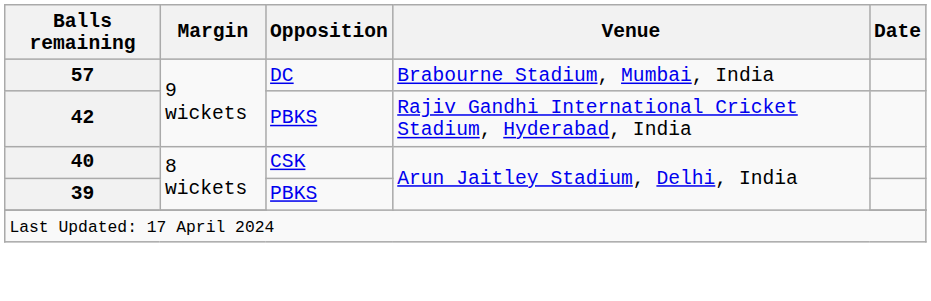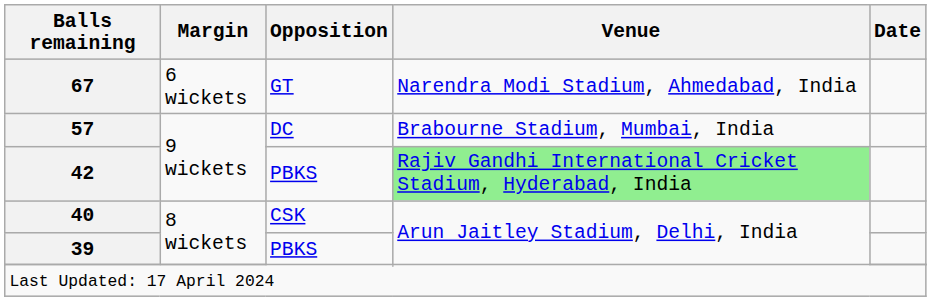+ row: (82, 87)
(598, 119) no background -> (598, 173) lightgreen background
